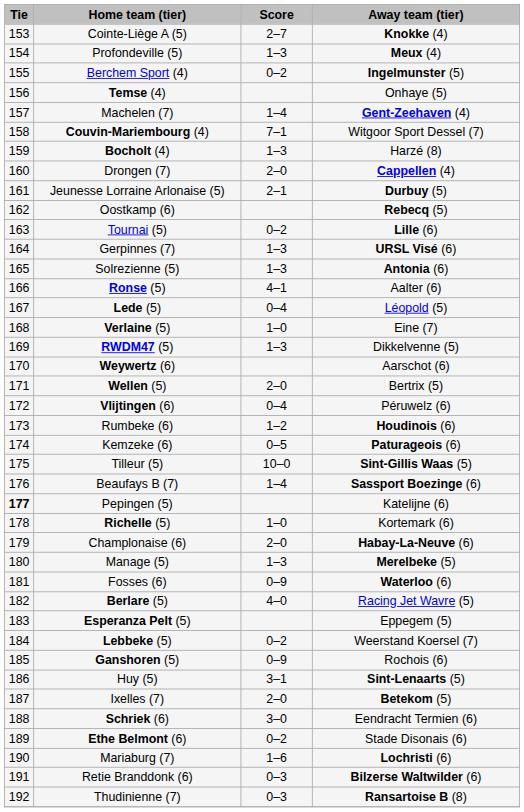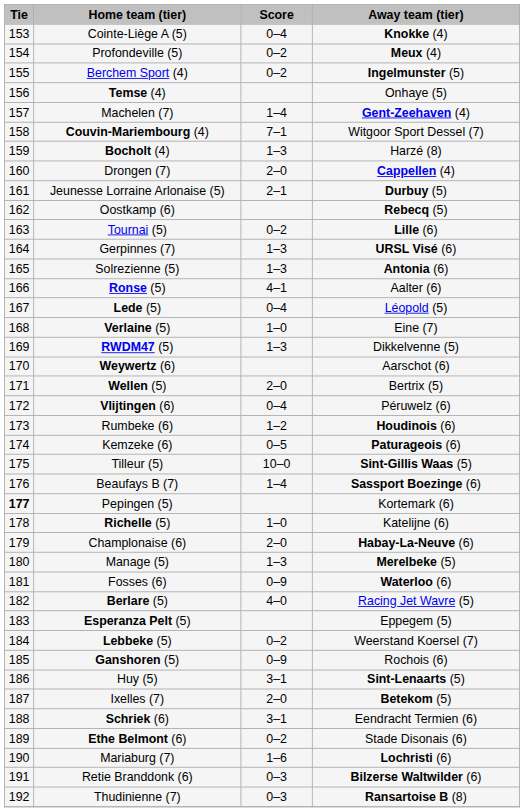(277, 34) 2–7 -> (277, 34) 0–4
(277, 54) 1–3 -> (277, 54) 0–2
(416, 504) Katelijne (6) -> (416, 504) Kortemark (6)
(416, 523) Kortemark (6) -> (416, 523) Katelijne (6)
(277, 719) 3–0 -> (277, 719) 3–1
